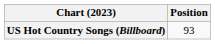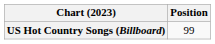(189, 30) 93 -> (189, 30) 99
